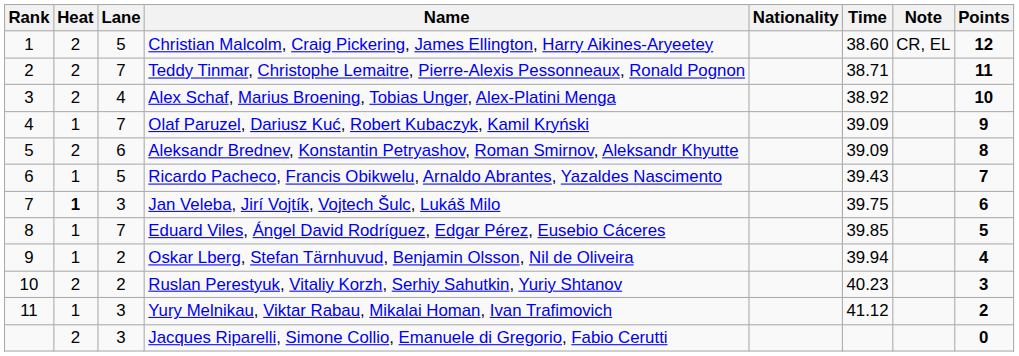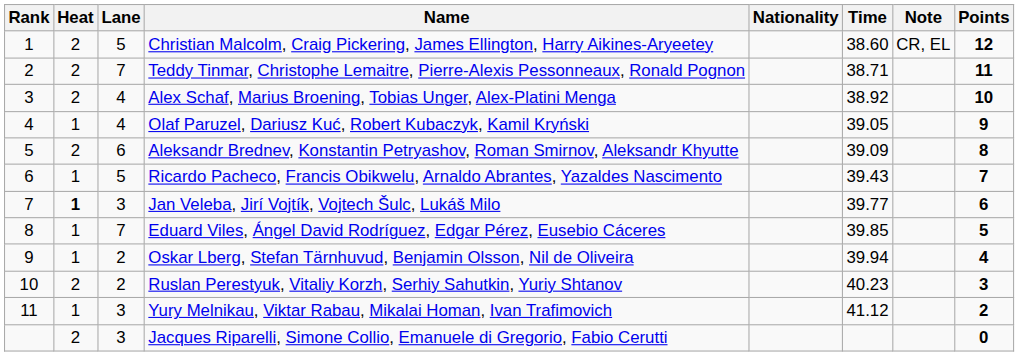(121, 124) 7 -> (121, 124) 4
(867, 124) 39.09 -> (867, 124) 39.05
(867, 204) 39.75 -> (867, 204) 39.77
